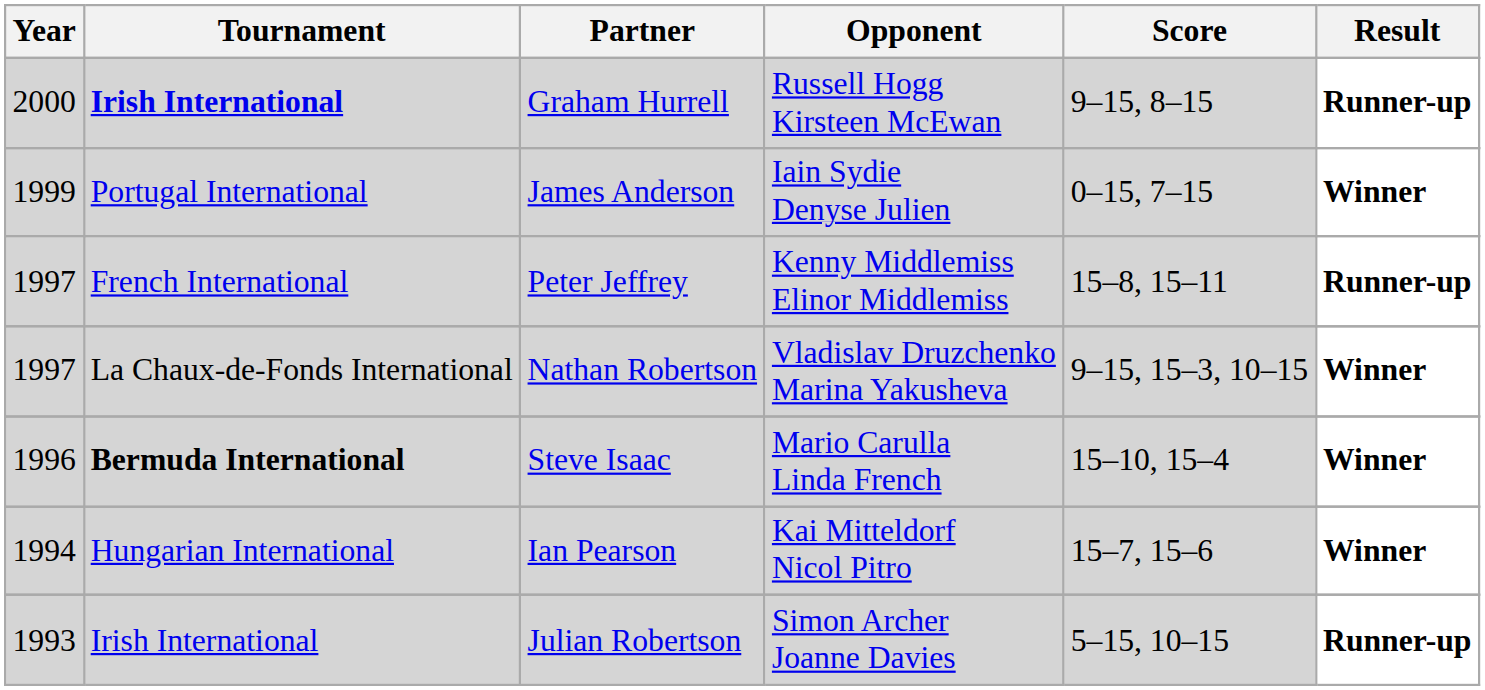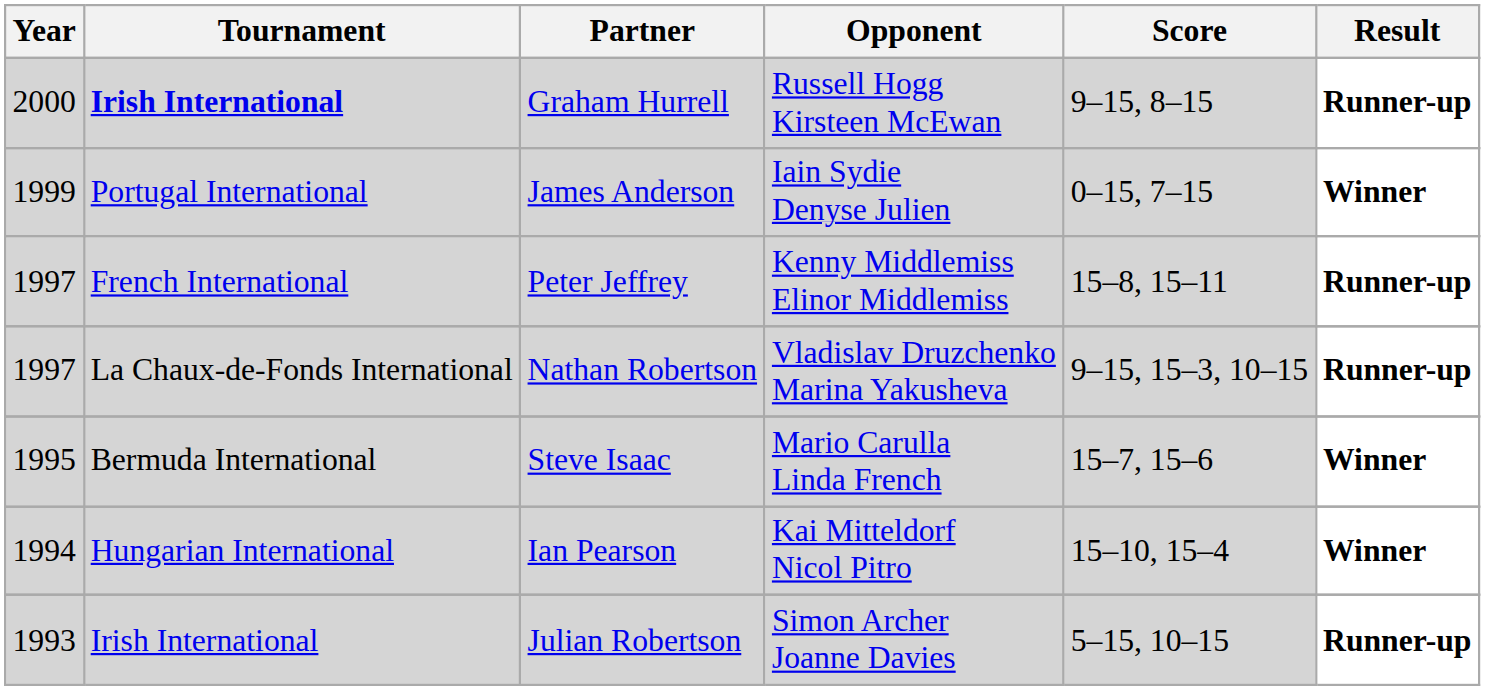(1375, 370) Winner -> (1397, 370) Runner-up
(44, 460) 1996 -> (44, 460) 1995
(248, 460) bold -> (234, 460) normal
(1150, 460) 15–10, 15–4 -> (1142, 460) 15–7, 15–6
(1142, 550) 15–7, 15–6 -> (1150, 550) 15–10, 15–4
